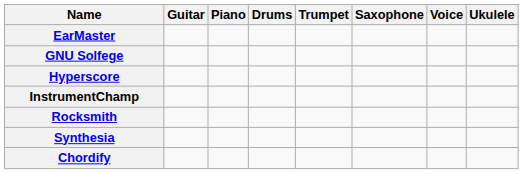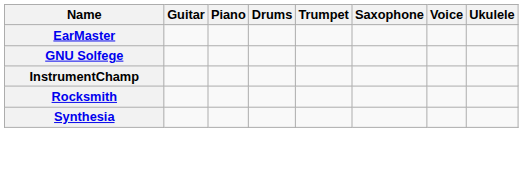- row: (84, 76)
- row: (84, 158)
